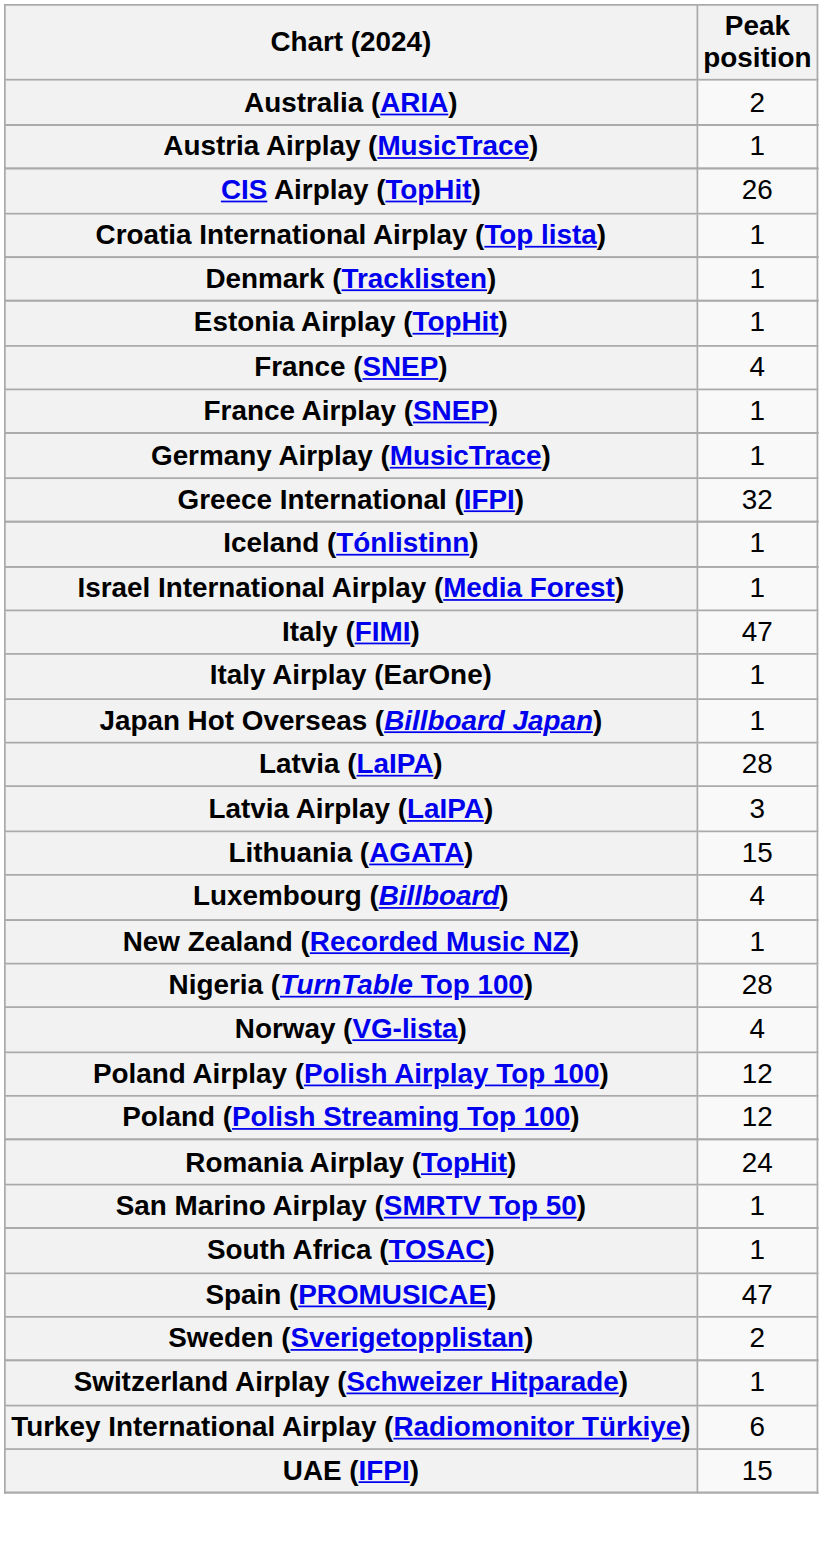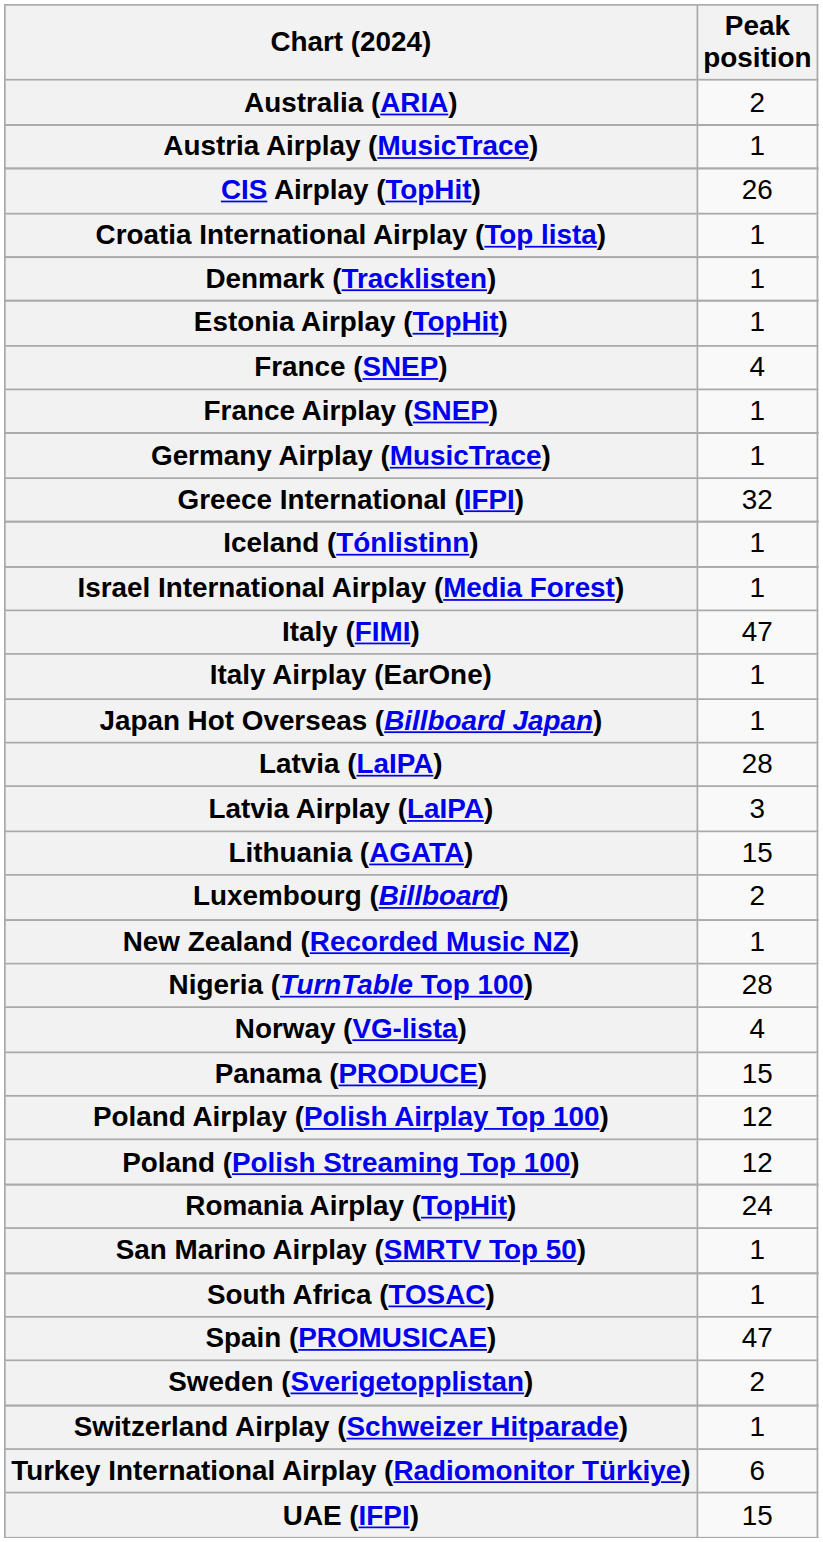(757, 896) 4 -> (757, 896) 2
+ row: (351, 1073)
